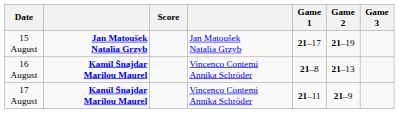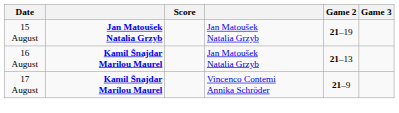- column: (309, 17)
(224, 70) Vincenco Contemi Annika Schröder -> (233, 59) Jan Matoušek Natalia Grzyb
